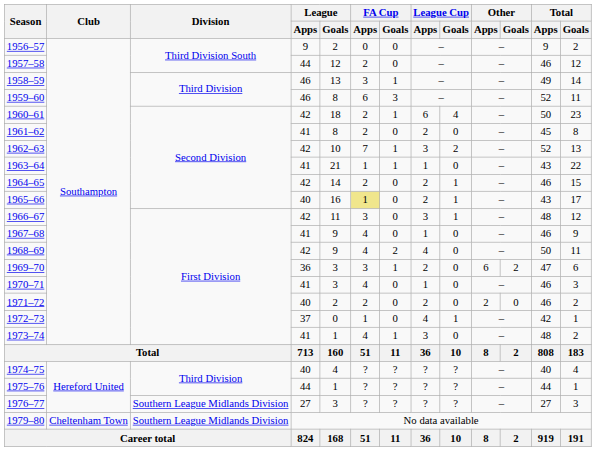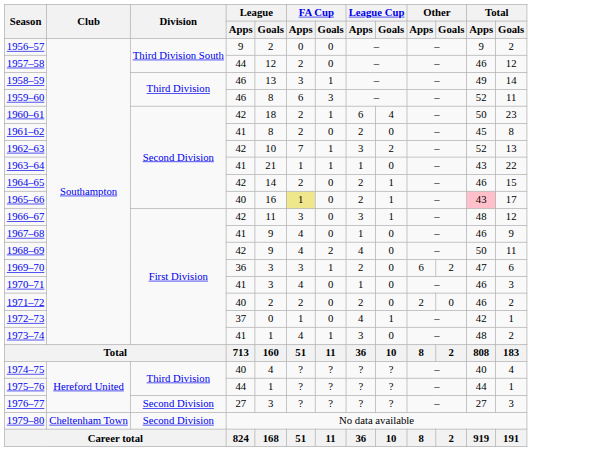(546, 200) no background -> (481, 200) pink background
(211, 404) Southern League Midlands Division -> (178, 404) Second Division
(211, 421) Southern League Midlands Division -> (178, 421) Second Division
